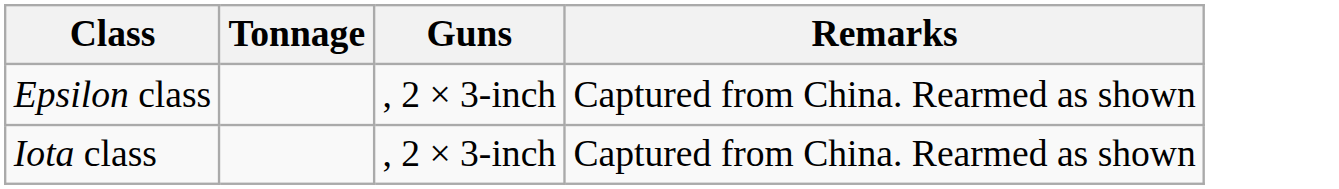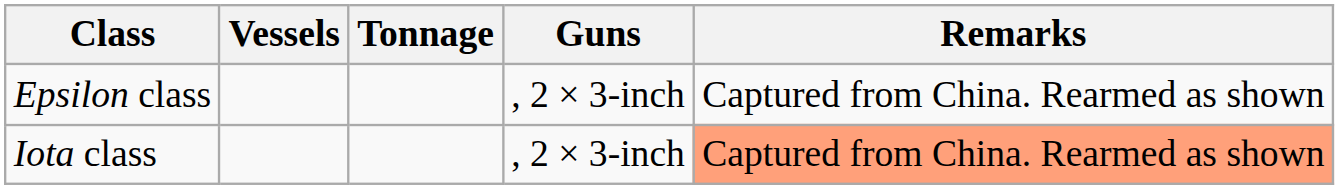+ column: (284, 34)
(885, 153) no background -> (1013, 153) lightsalmon background
